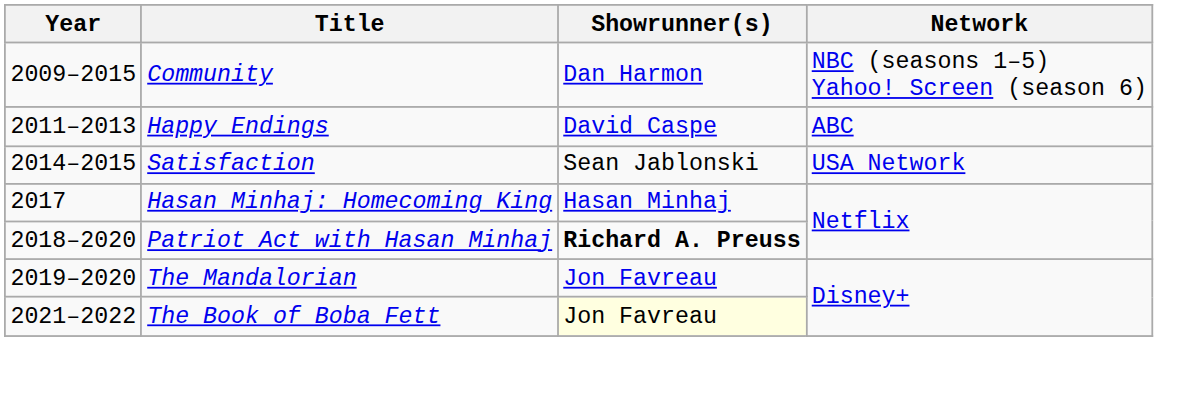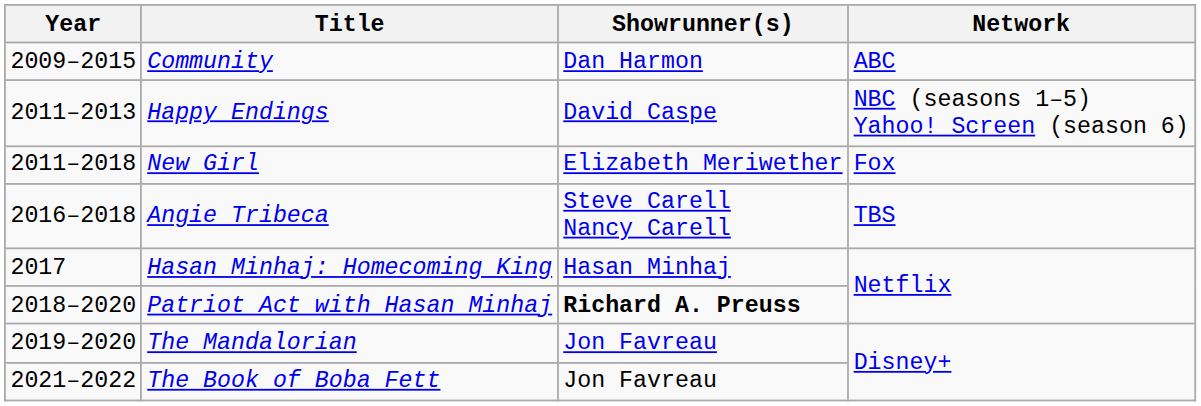(979, 75) NBC (seasons 1–5) Yahoo! Screen (season 6) -> (875, 62) ABC
(833, 127) ABC -> (1021, 113) NBC (seasons 1–5) Yahoo! Screen (season 6)
+ row: (203, 164)
- row: (231, 164)
+ row: (238, 216)
(640, 316) lightyellow background -> (640, 381) no background
